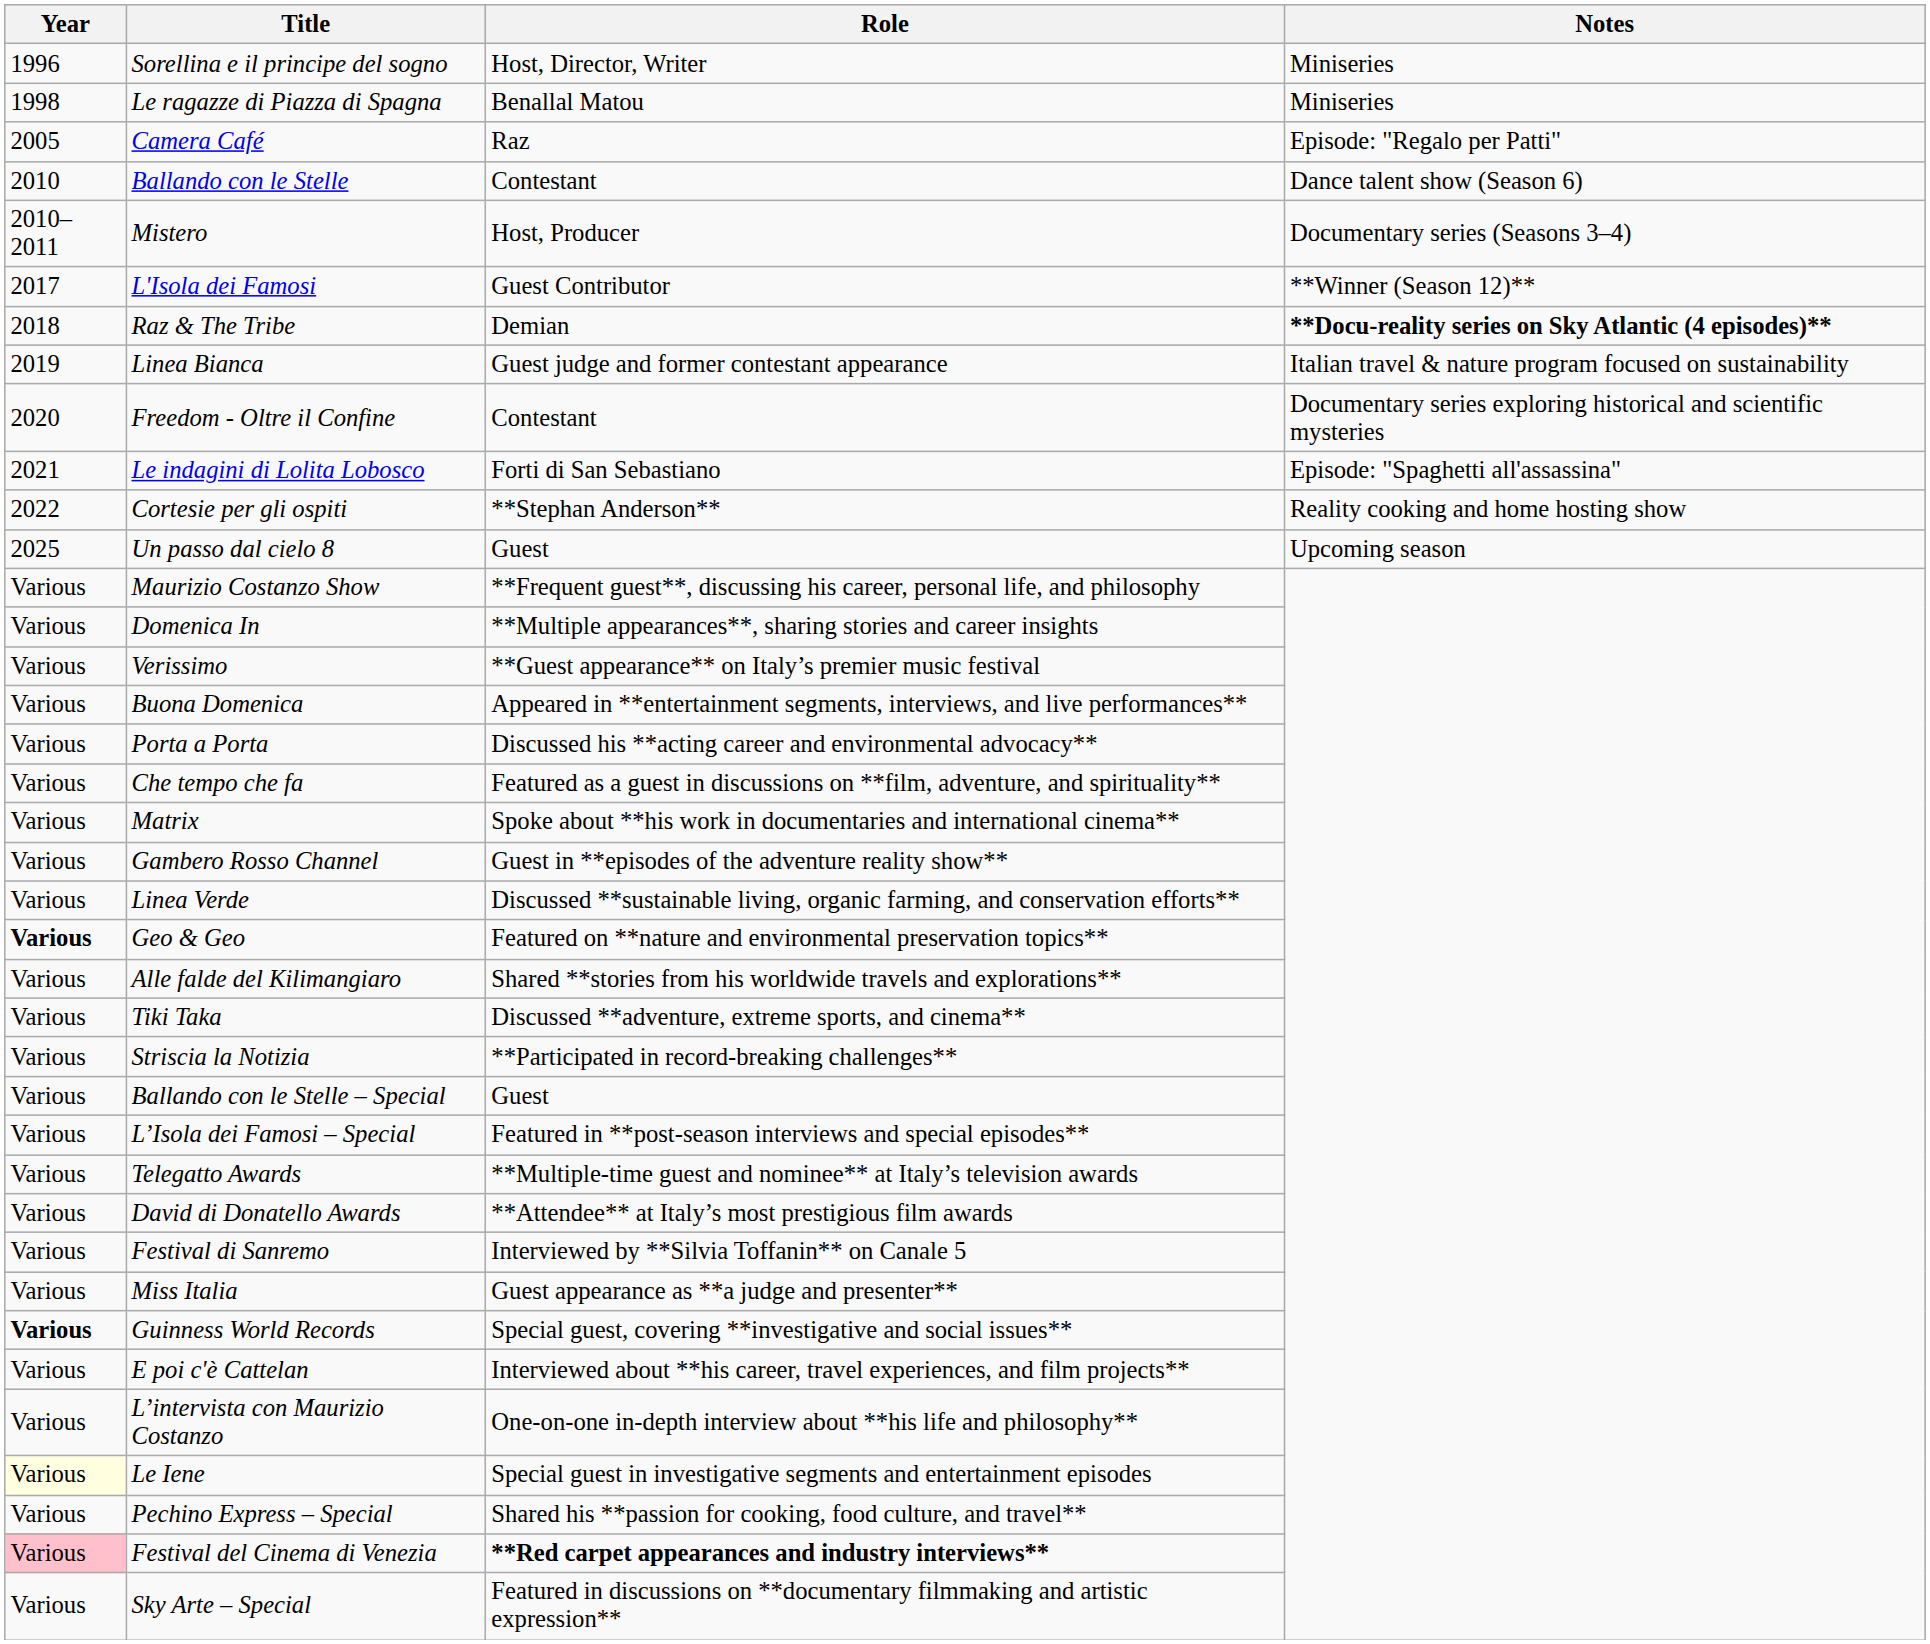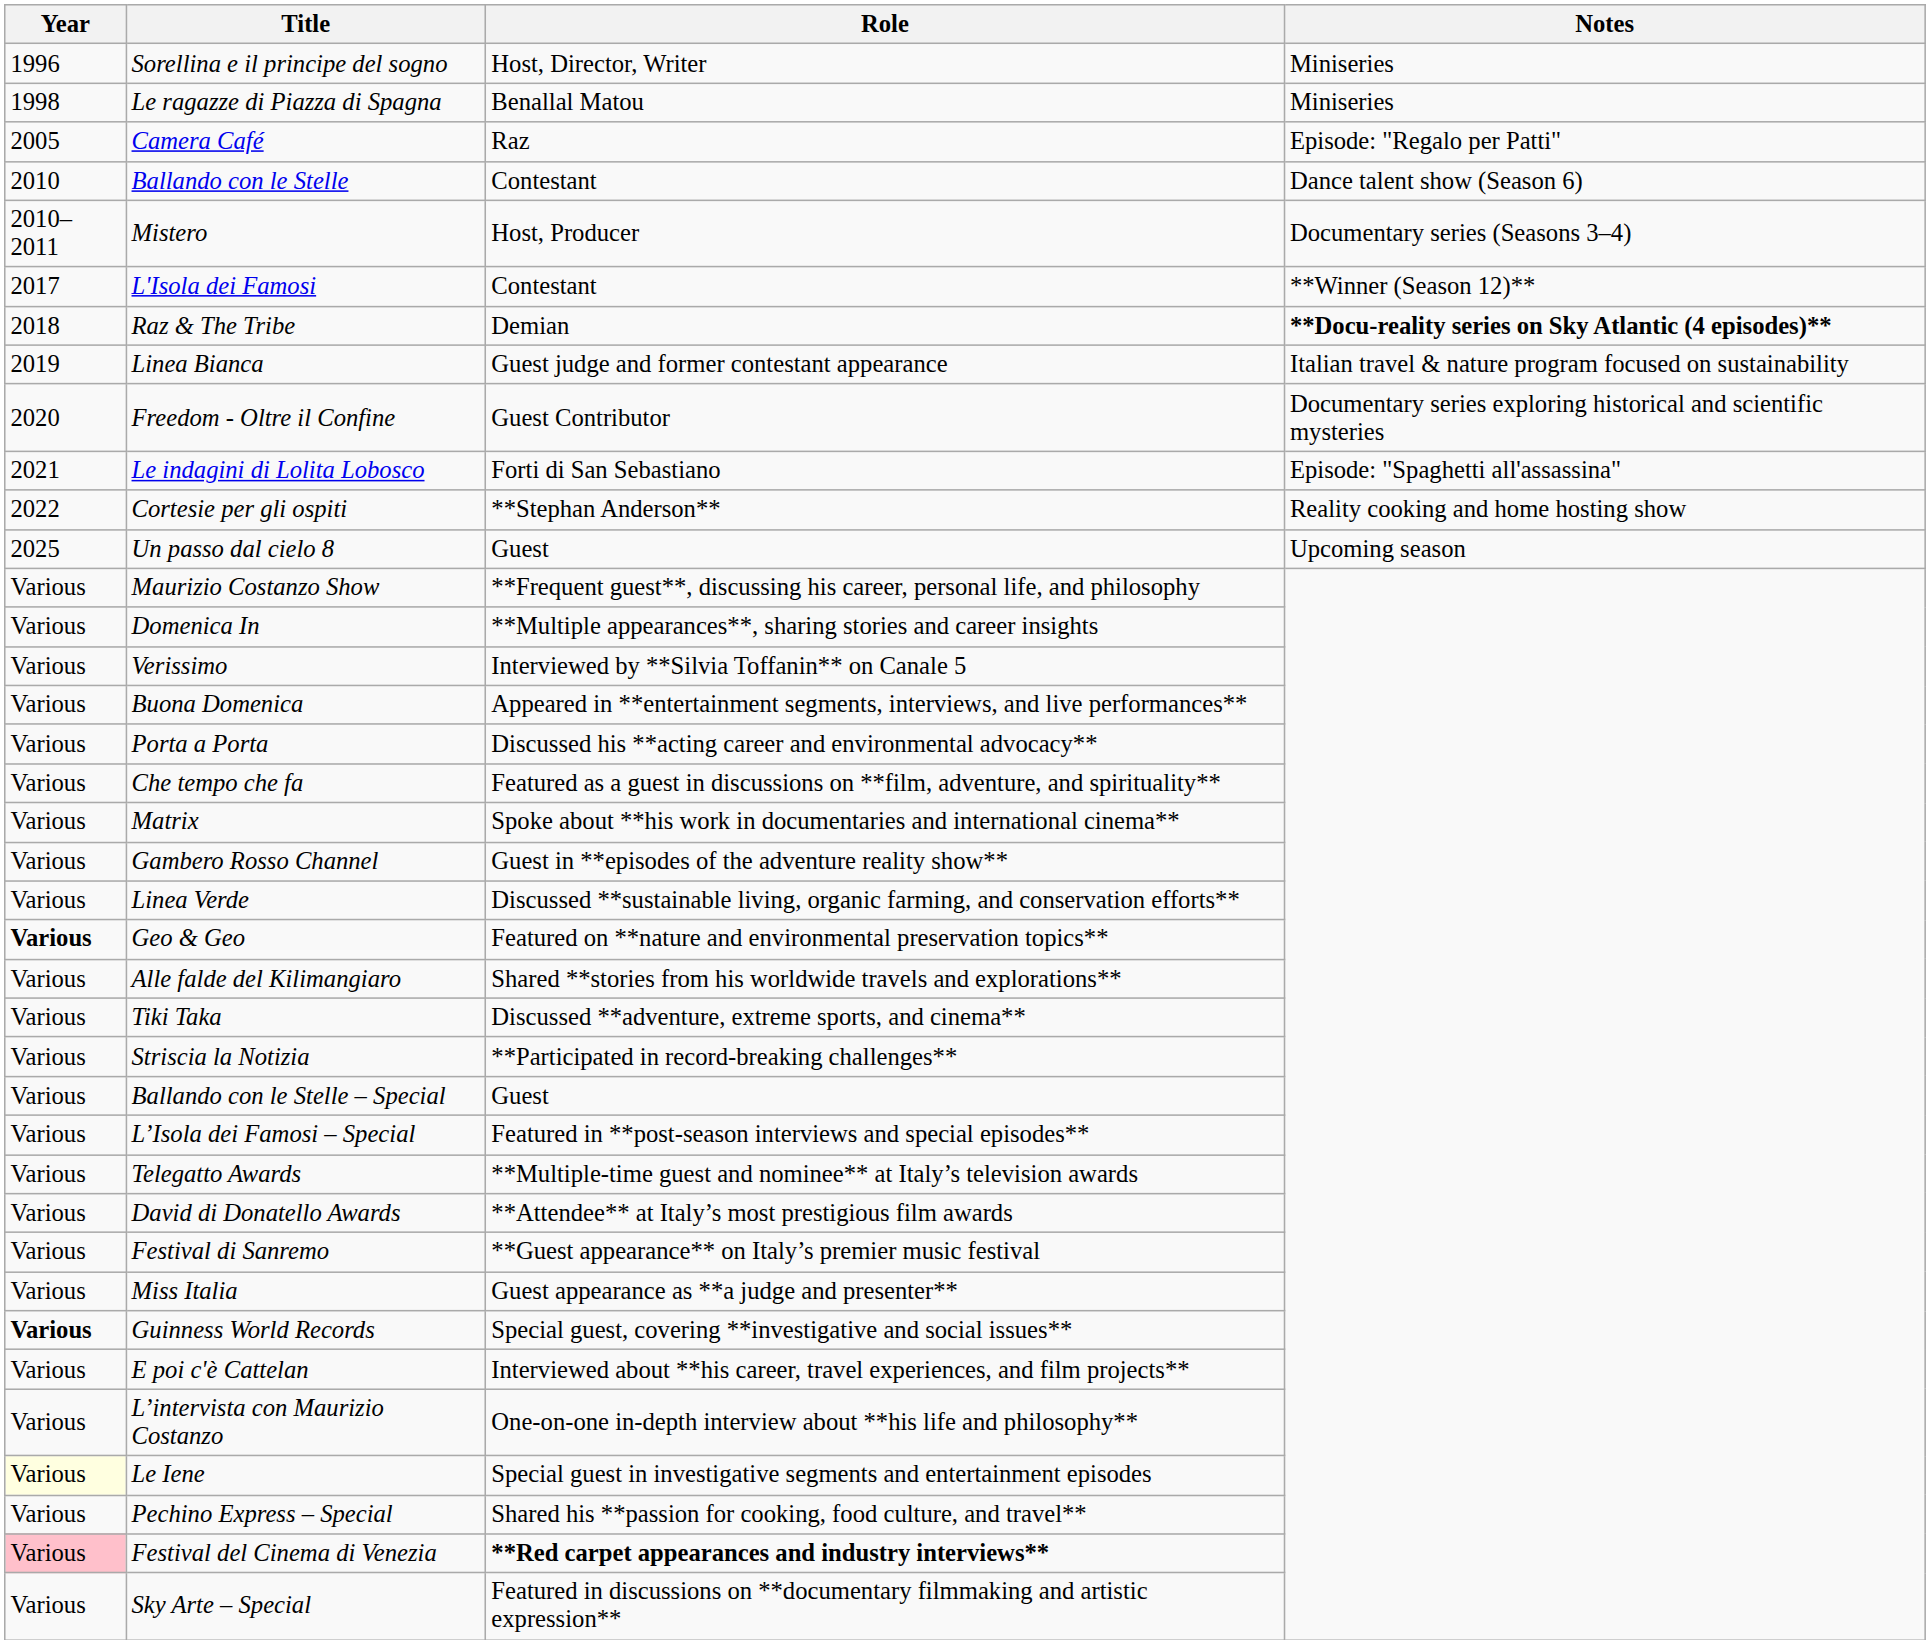(581, 286) Guest Contributor -> (544, 286) Contestant
(544, 417) Contestant -> (581, 417) Guest Contributor
(766, 665) **Guest appearance** on Italy’s premier music festival -> (729, 665) Interviewed by **Silvia Toffanin** on Canale 5
(729, 1251) Interviewed by **Silvia Toffanin** on Canale 5 -> (766, 1251) **Guest appearance** on Italy’s premier music festival
